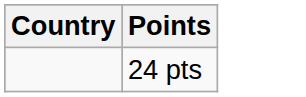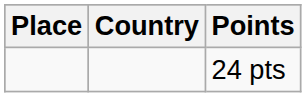+ column: (47, 26)
